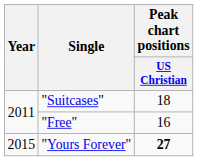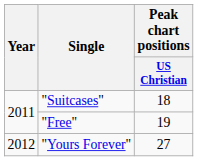(164, 122) 16 -> (164, 122) 19
(21, 144) 2015 -> (21, 144) 2012
(164, 144) bold -> (164, 144) normal
